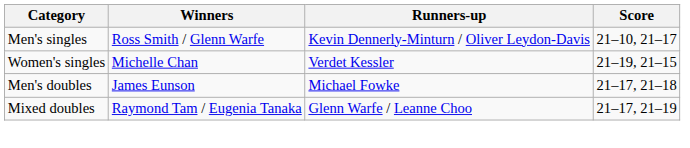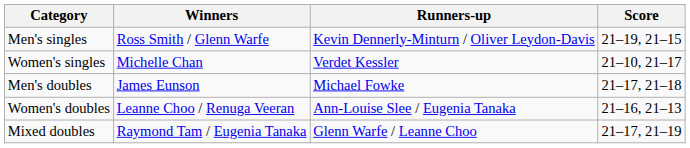(637, 39) 21–10, 21–17 -> (641, 39) 21–19, 21–15
(637, 62) 21–19, 21–15 -> (641, 62) 21–10, 21–17
+ row: (59, 108)
